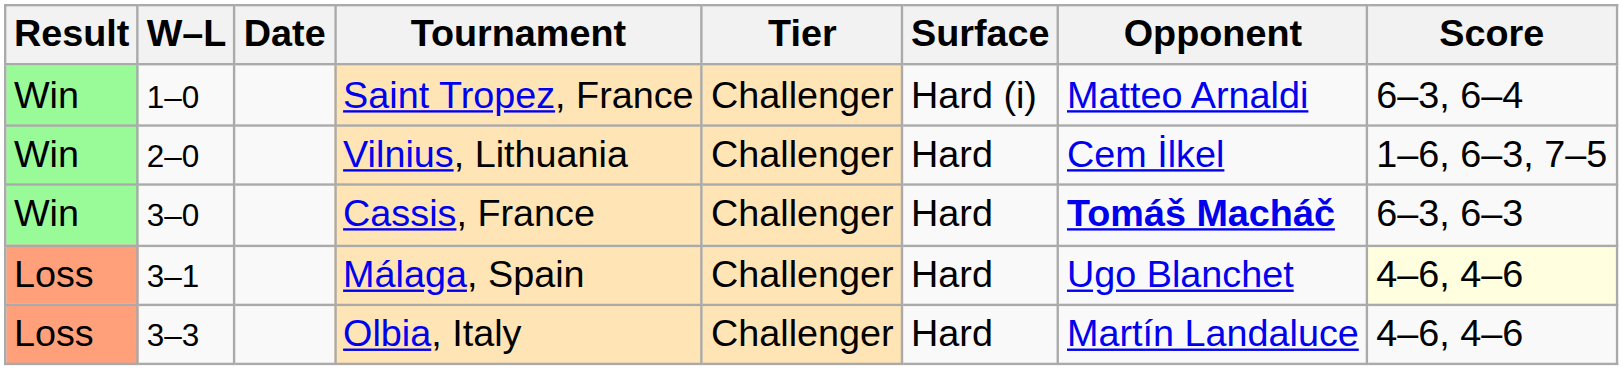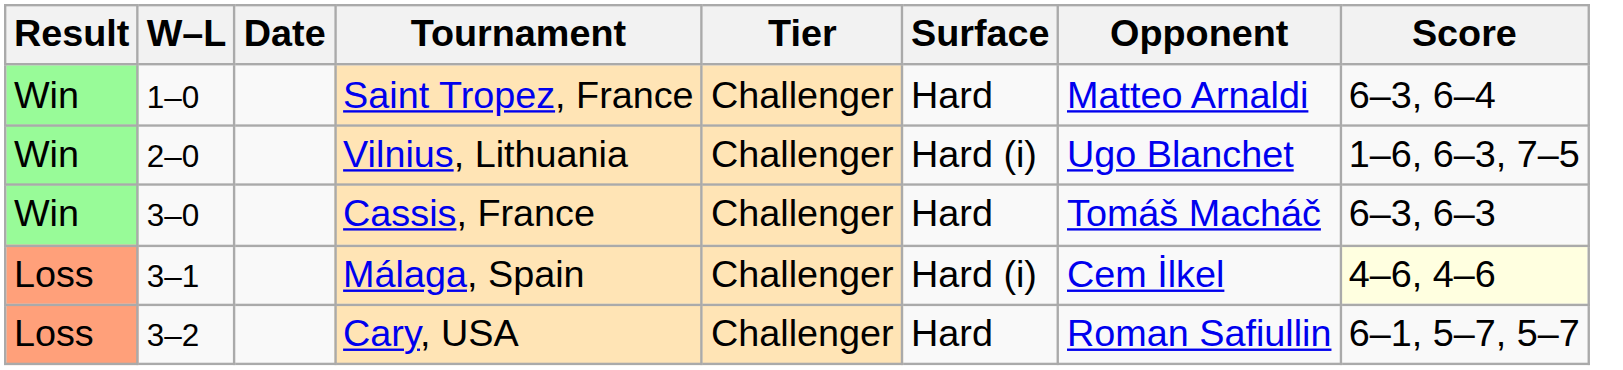(974, 94) Hard (i) -> (952, 94) Hard
(952, 154) Hard -> (974, 154) Hard (i)
(1146, 154) Cem İlkel -> (1180, 154) Ugo Blanchet
(1201, 214) bold -> (1194, 214) normal
(952, 273) Hard -> (974, 273) Hard (i)
(1180, 273) Ugo Blanchet -> (1146, 273) Cem İlkel
+ row: (431, 333)
- row: (432, 333)
